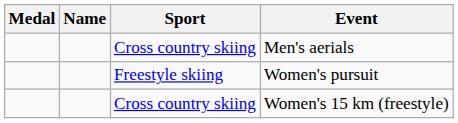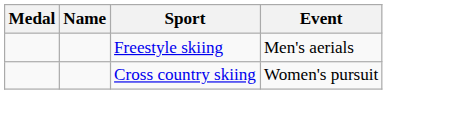(185, 47) Cross country skiing -> (169, 47) Freestyle skiing
(169, 75) Freestyle skiing -> (185, 75) Cross country skiing
- row: (356, 103)
